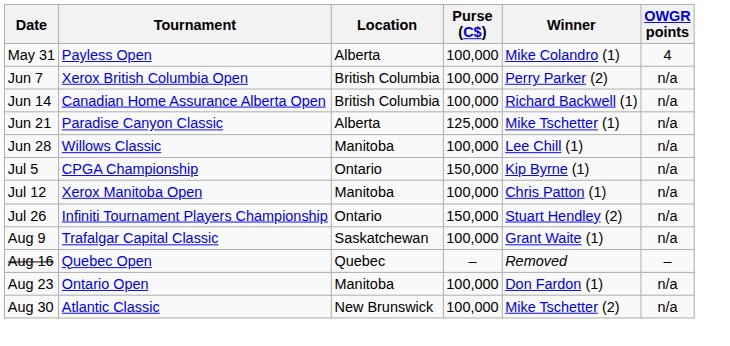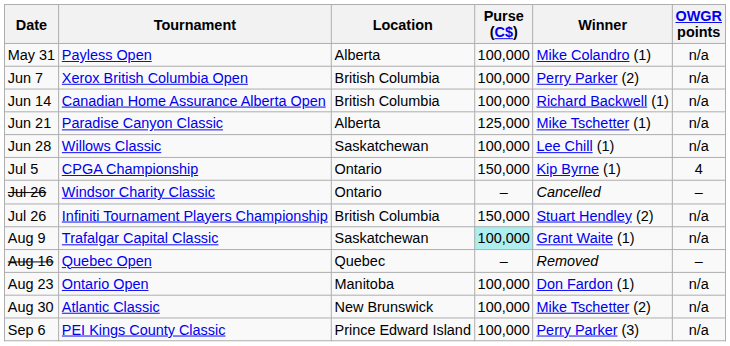(667, 55) 4 -> (699, 55) n/a
(364, 147) Manitoba -> (381, 147) Saskatchewan
(667, 169) n/a -> (699, 169) 4
- row: (132, 192)
+ row: (138, 192)
(358, 215) Ontario -> (387, 215) British Columbia
(472, 238) no background -> (504, 238) paleturquoise background
+ row: (144, 329)
